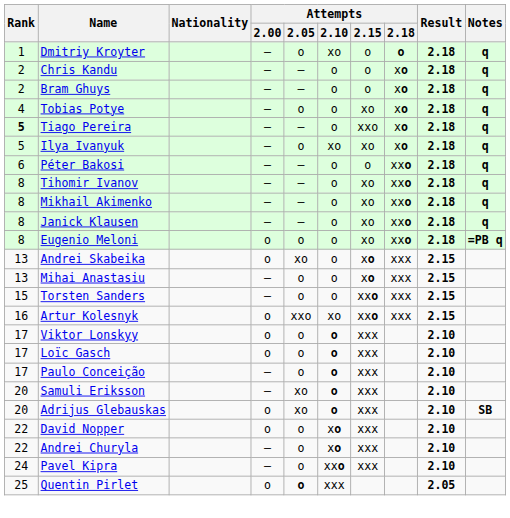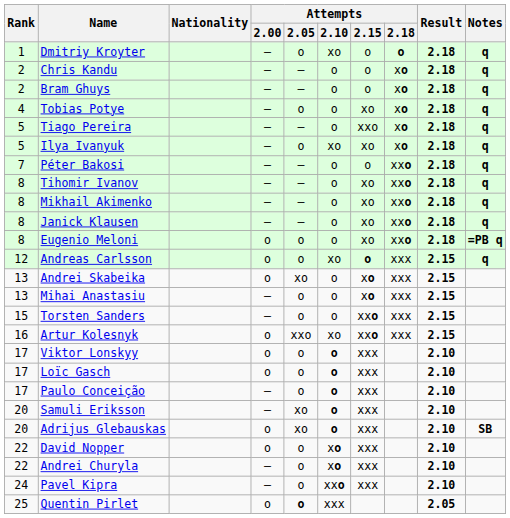(21, 127) bold -> (21, 127) normal
(21, 165) 6 -> (21, 165) 7
+ row: (96, 259)
